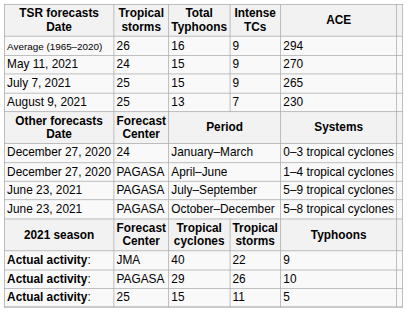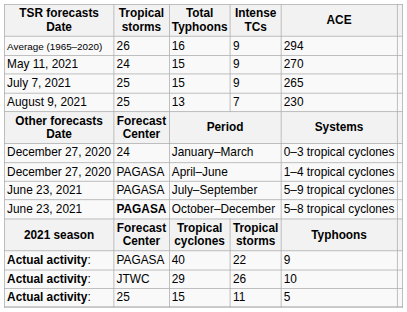(140, 209) normal -> (141, 209) bold
(128, 260) JMA -> (140, 260) PAGASA
(140, 279) PAGASA -> (133, 279) JTWC
